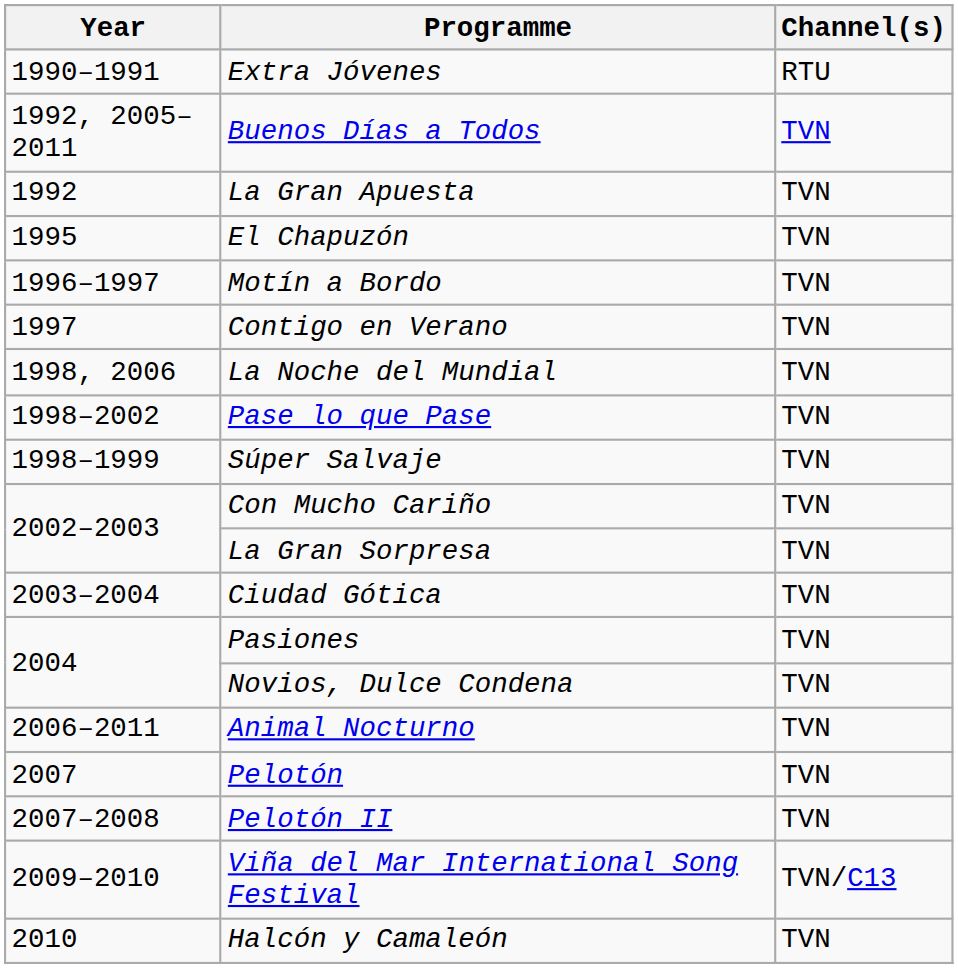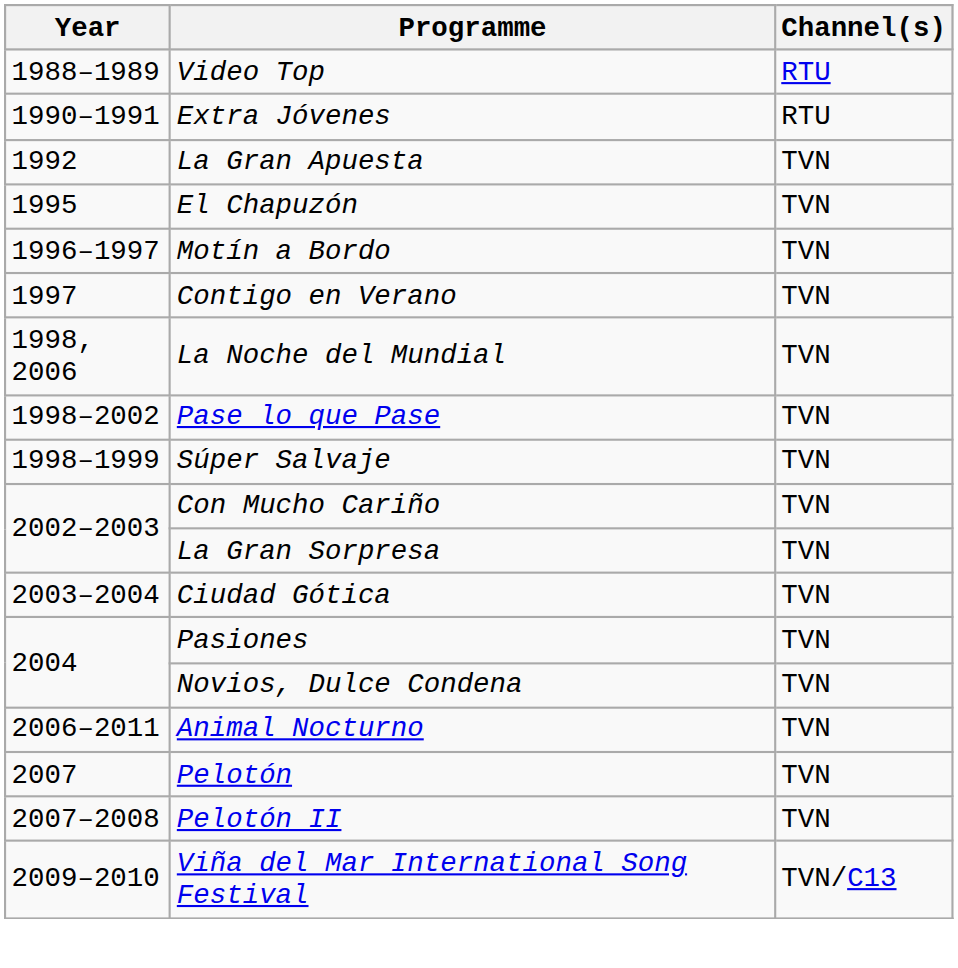+ row: (251, 72)
- row: (384, 133)
- row: (368, 940)
